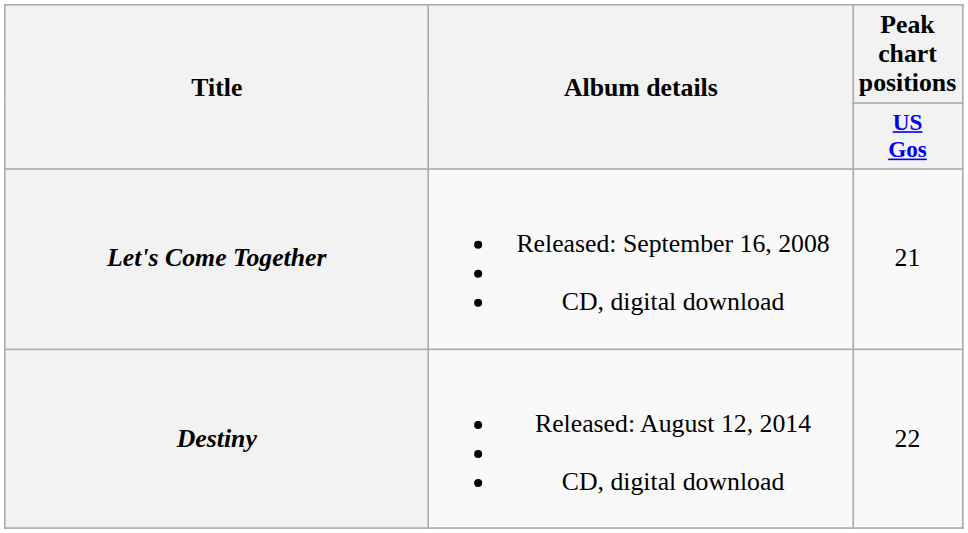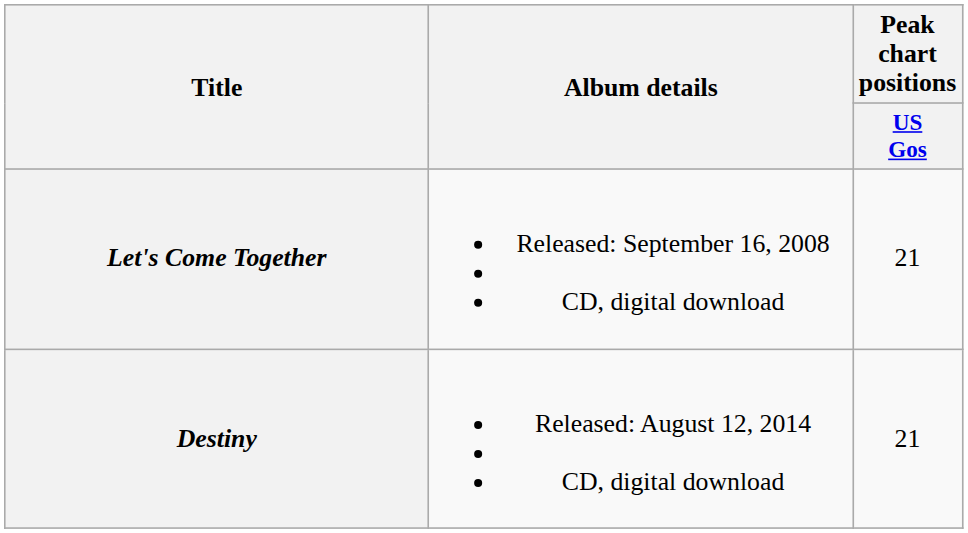(907, 437) 22 -> (907, 437) 21
